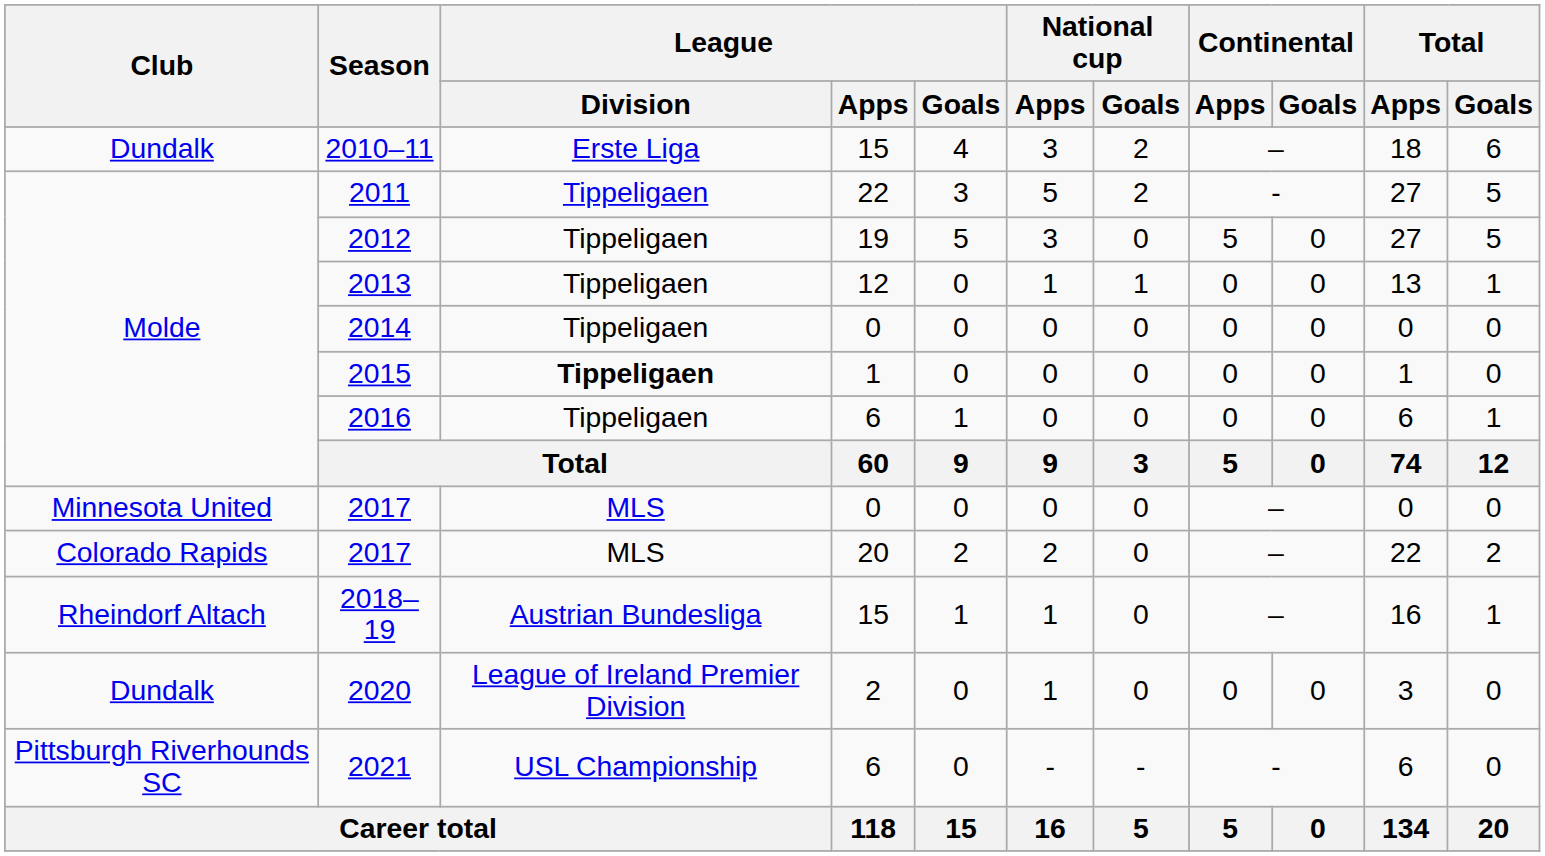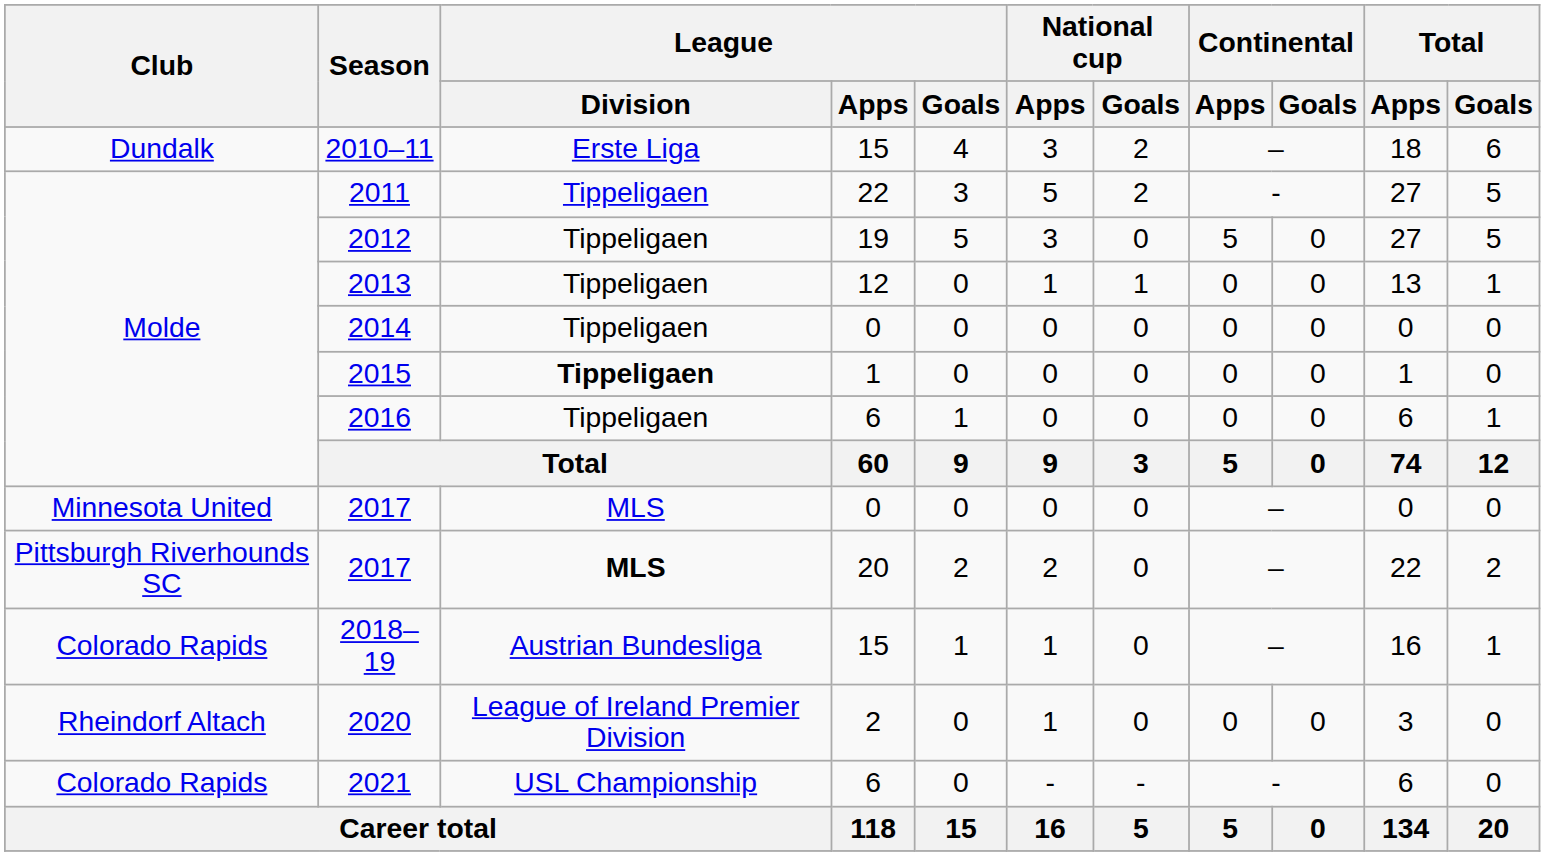(162, 552) Colorado Rapids -> (162, 568) Pittsburgh Riverhounds SC
(636, 552) normal -> (636, 568) bold
(162, 613) Rheindorf Altach -> (162, 645) Colorado Rapids
(162, 690) Dundalk -> (162, 722) Rheindorf Altach
(162, 767) Pittsburgh Riverhounds SC -> (162, 783) Colorado Rapids
